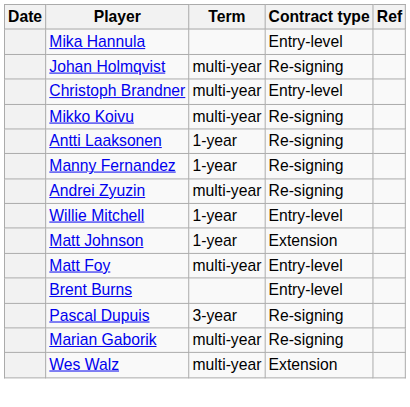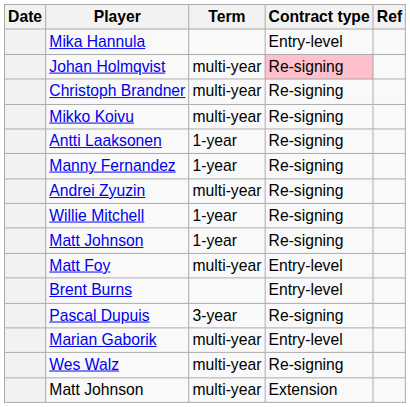(306, 66) no background -> (306, 66) pink background
(306, 91) Entry-level -> (306, 91) Re-signing
(306, 215) Entry-level -> (306, 215) Re-signing
(303, 240) Extension -> (306, 240) Re-signing
(306, 340) Re-signing -> (306, 340) Entry-level
(303, 365) Extension -> (306, 365) Re-signing
+ row: (96, 389)
